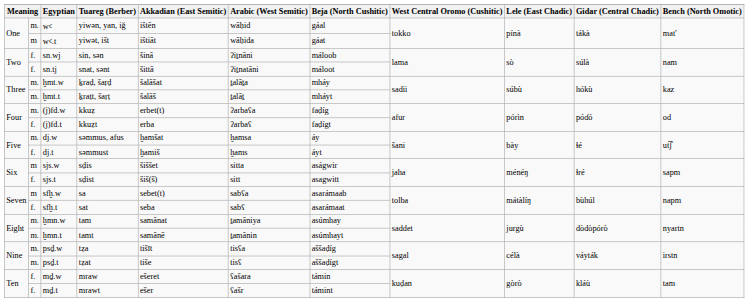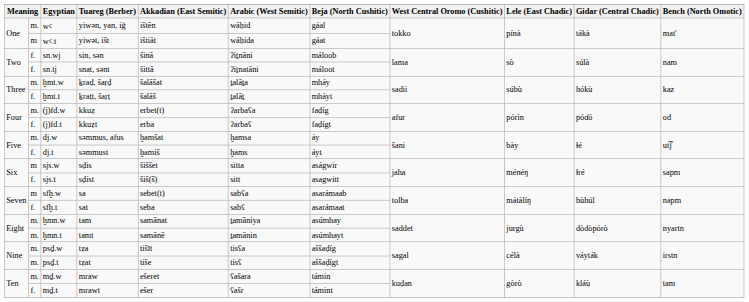(35, 97) m. -> (33, 97) f.
(33, 277) f. -> (35, 277) m.
